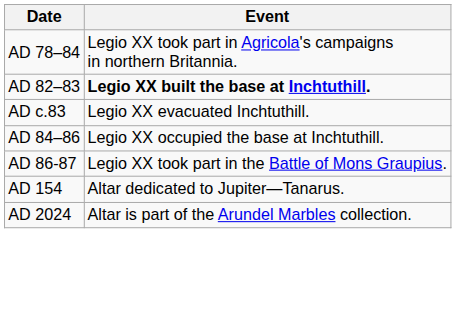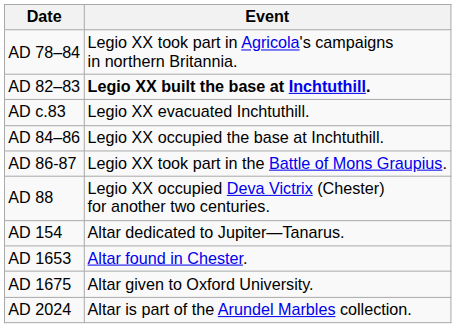+ row: (31, 198)
+ row: (40, 258)
+ row: (40, 284)
